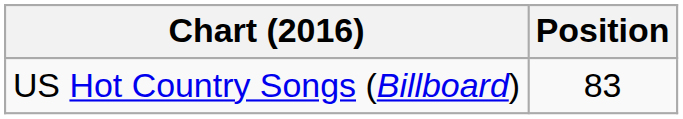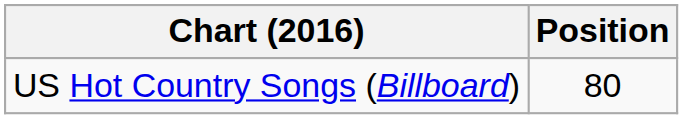(603, 85) 83 -> (603, 85) 80
